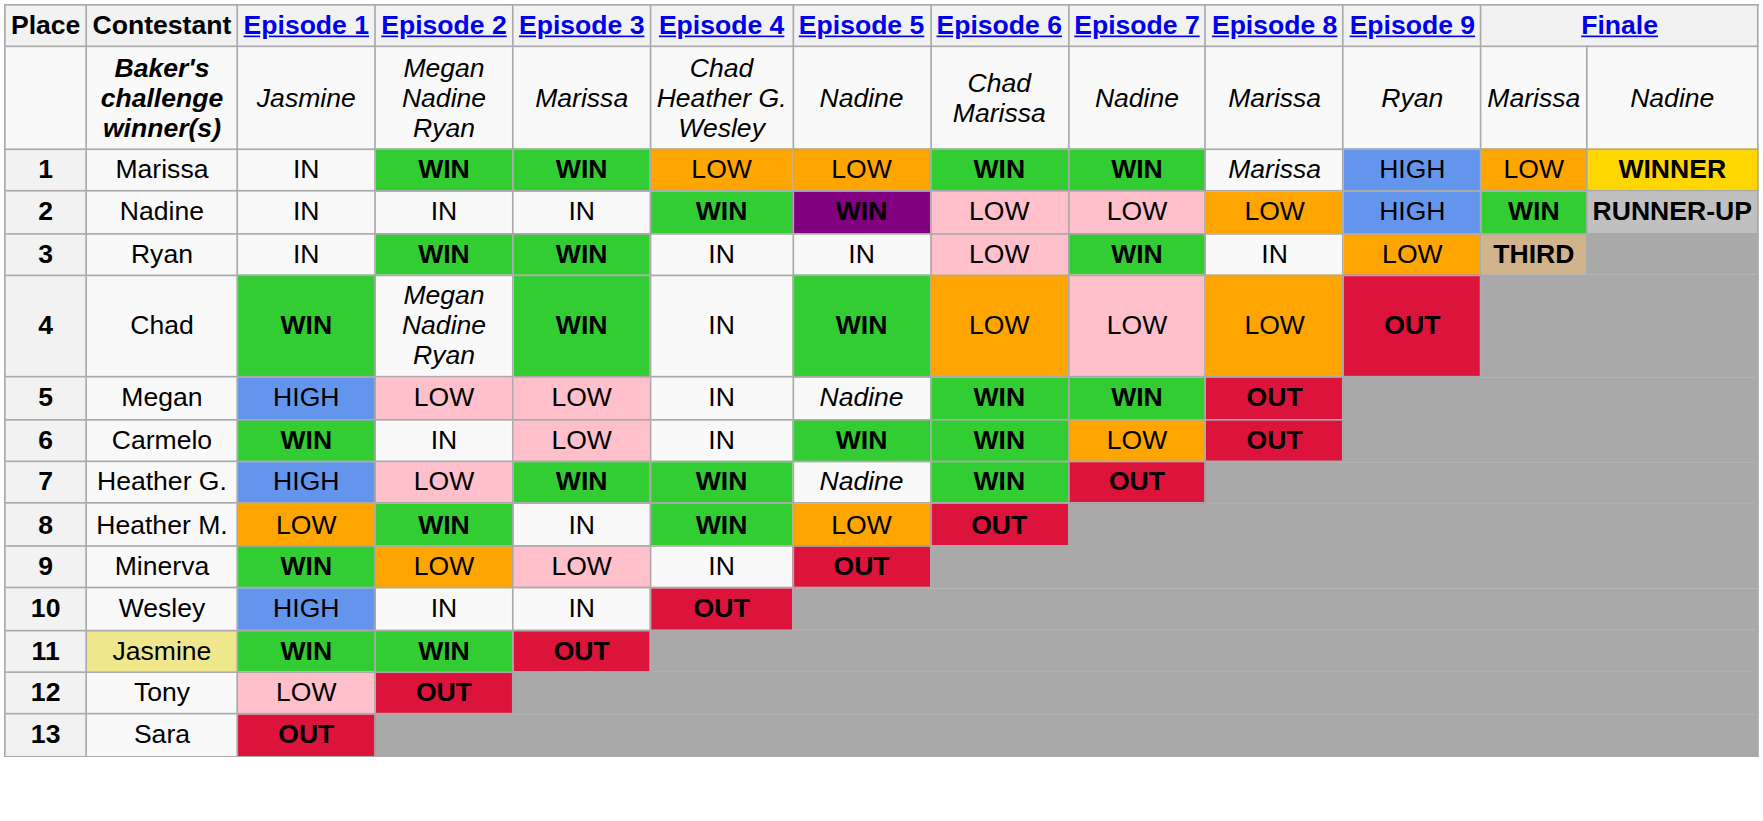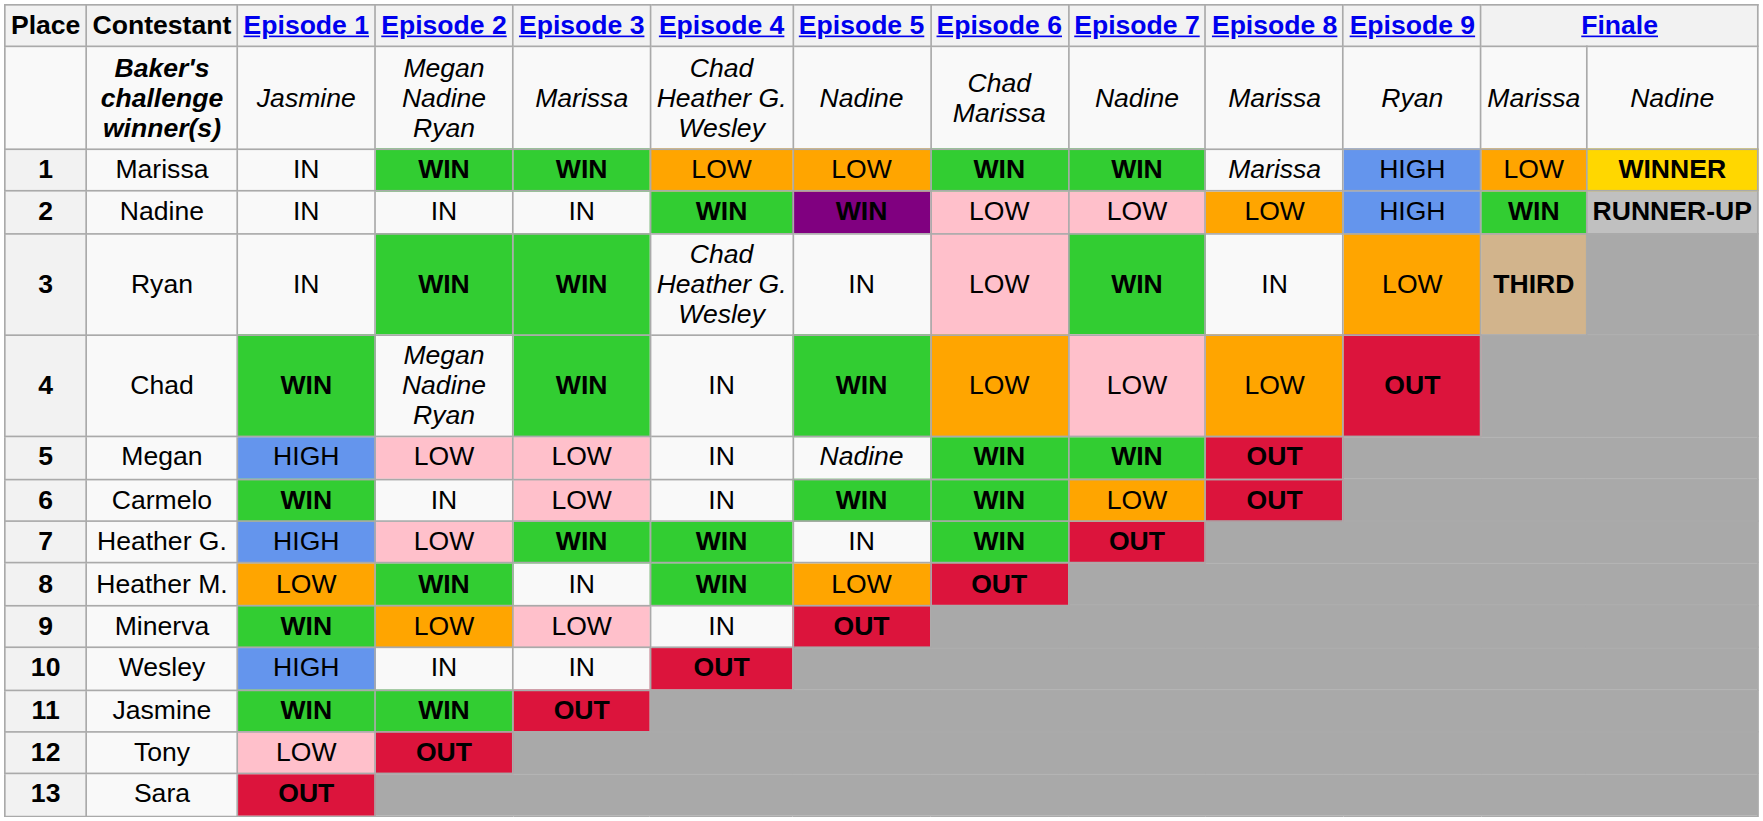(722, 253) IN -> (722, 283) Chad Heather G. Wesley
(862, 482) Nadine -> (862, 541) IN
(162, 650) khaki background -> (162, 710) no background
